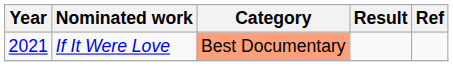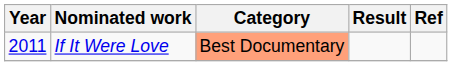(28, 46) 2021 -> (28, 46) 2011
